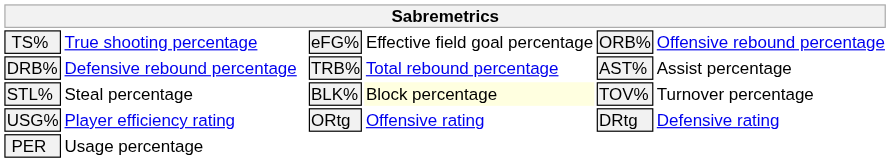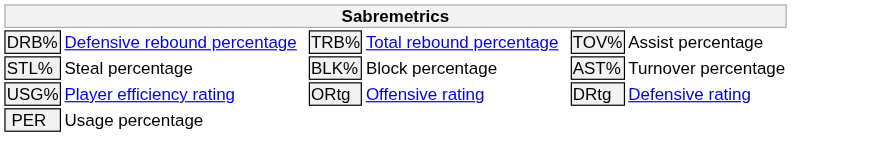- row: (30, 42)
(623, 68) AST% -> (597, 42) TOV%
(431, 94) lightyellow background -> (431, 68) no background
(624, 94) TOV% -> (597, 68) AST%
